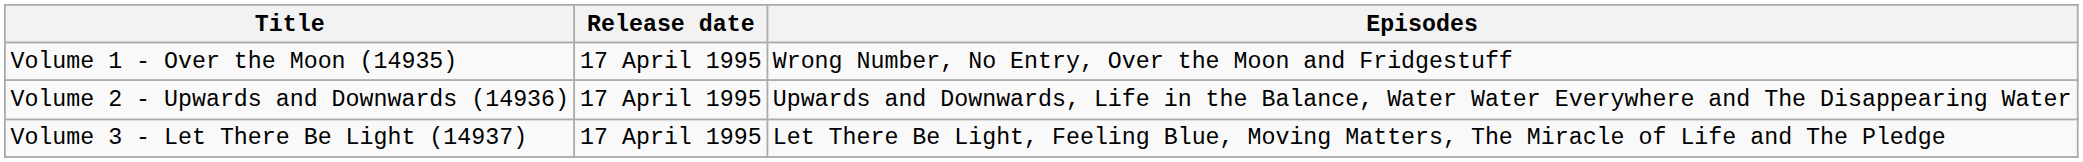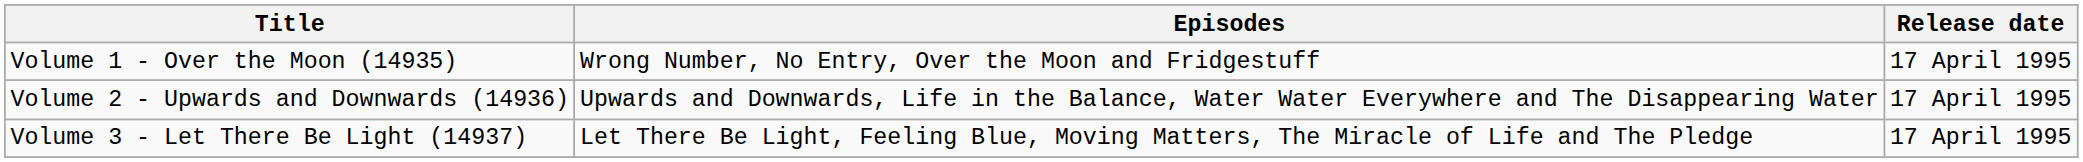columns swapped: (671, 24) <-> (1422, 24)
